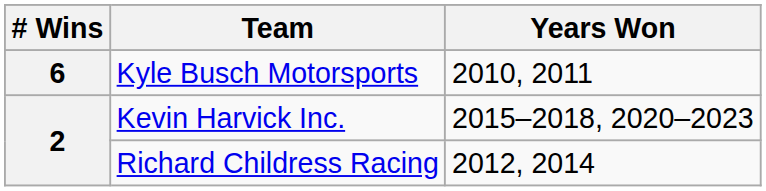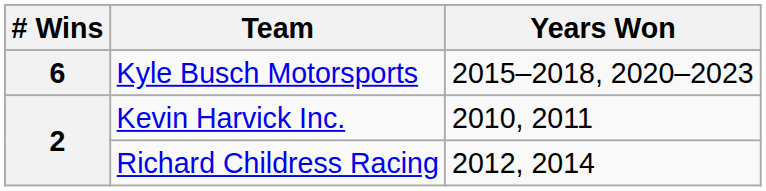(522, 73) 2010, 2011 -> (603, 73) 2015–2018, 2020–2023
(603, 118) 2015–2018, 2020–2023 -> (522, 118) 2010, 2011
